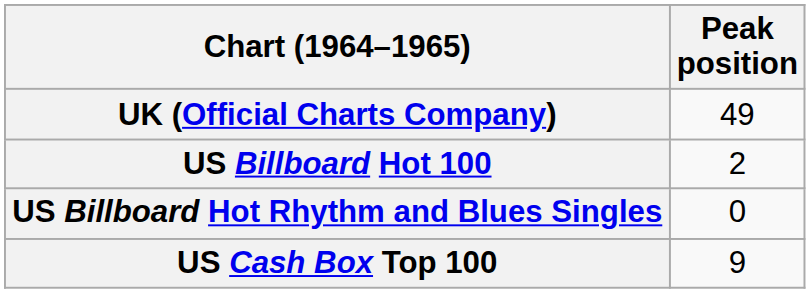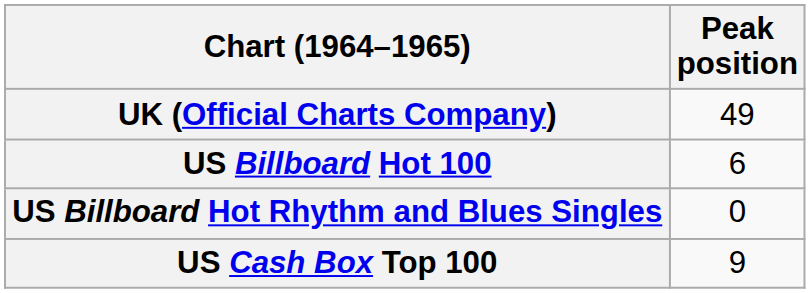(737, 163) 2 -> (737, 163) 6
